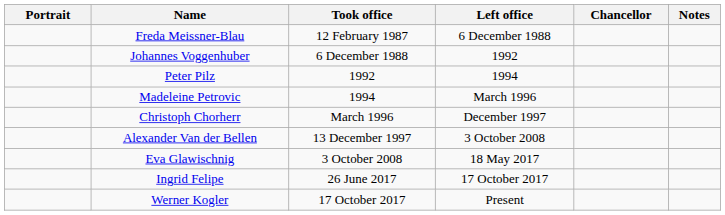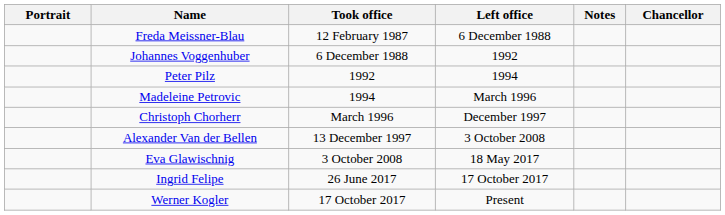columns swapped: (694, 14) <-> (621, 14)
